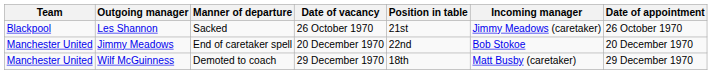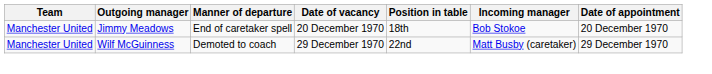- row: (128, 28)
(400, 45) 22nd -> (399, 28) 18th
(399, 61) 18th -> (400, 45) 22nd
